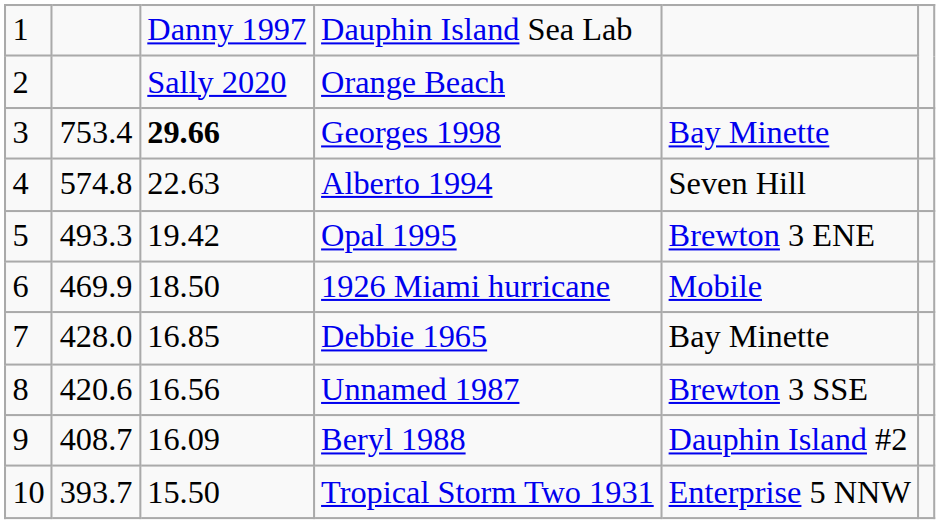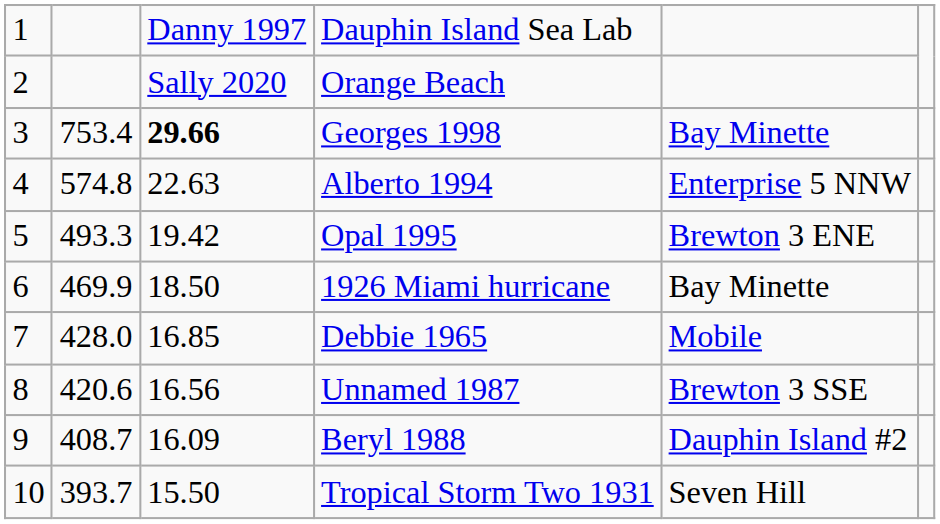(737, 183) Seven Hill -> (790, 183) Enterprise 5 NNW
(715, 286) Mobile -> (749, 286) Bay Minette
(749, 337) Bay Minette -> (715, 337) Mobile
(790, 491) Enterprise 5 NNW -> (737, 491) Seven Hill
